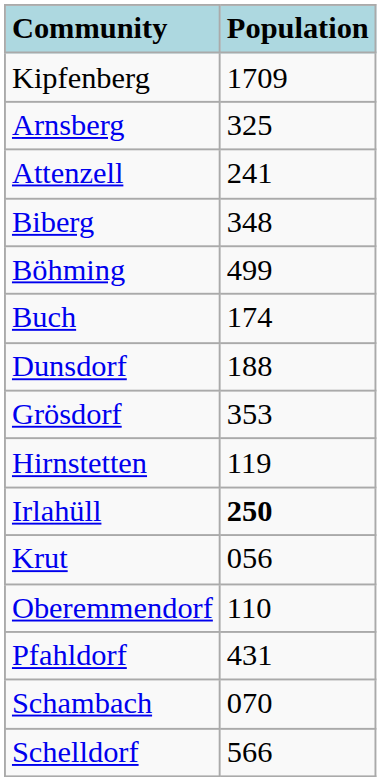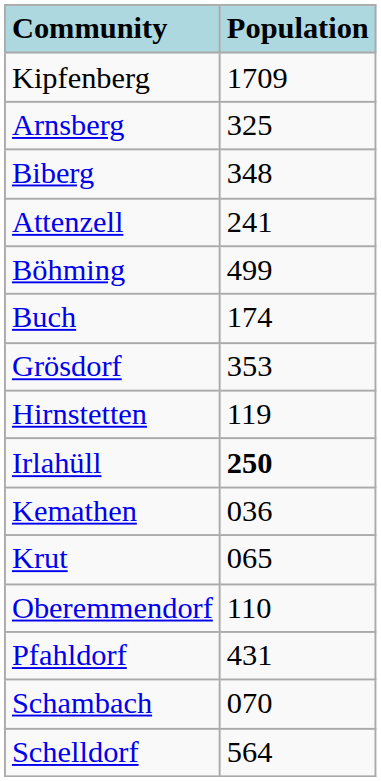rows swapped: (68, 173) <-> (53, 221)
- row: (69, 366)
+ row: (74, 510)
(250, 558) 056 -> (250, 558) 065
(250, 751) 566 -> (250, 751) 564
